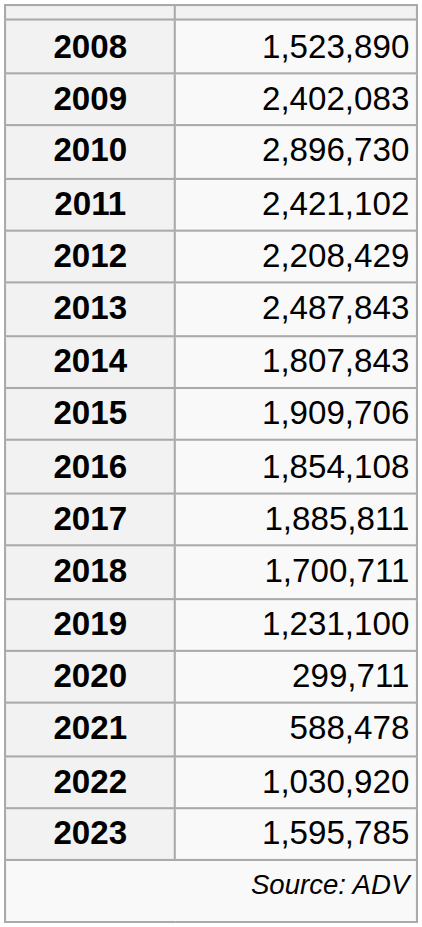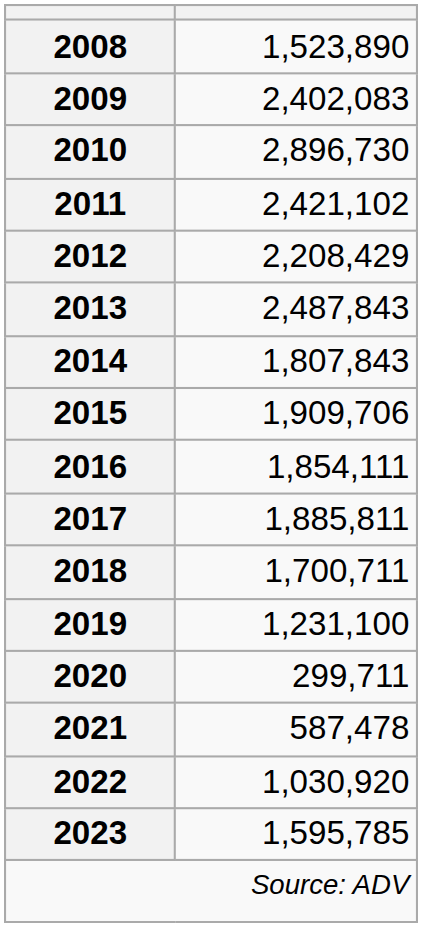(336, 466) 1,854,108 -> (338, 466) 1,854,111
(349, 728) 588,478 -> (349, 728) 587,478
